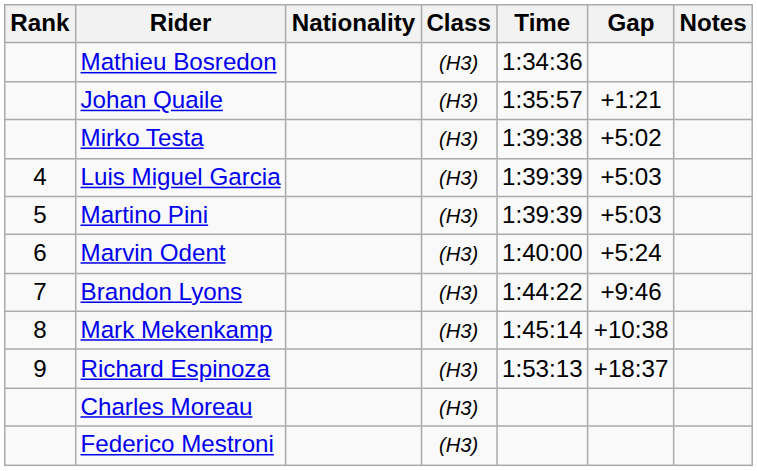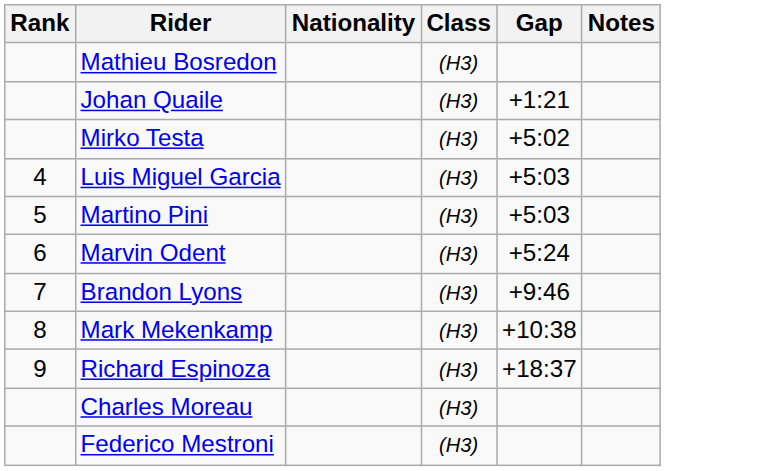- column: (542, 23)
